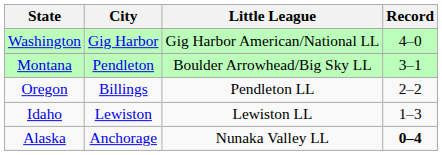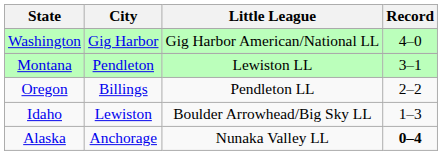(272, 65) Boulder Arrowhead/Big Sky LL -> (272, 65) Lewiston LL
(272, 114) Lewiston LL -> (272, 114) Boulder Arrowhead/Big Sky LL
